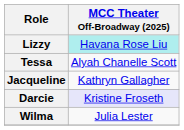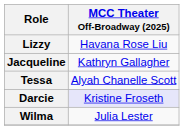(124, 44) paleturquoise background -> (124, 44) no background
rows swapped: (36, 62) <-> (36, 80)
